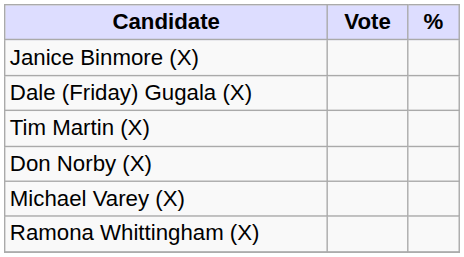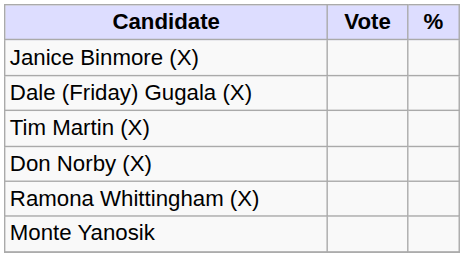- row: (97, 198)
+ row: (82, 233)
